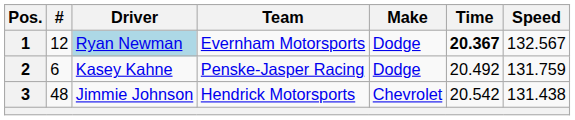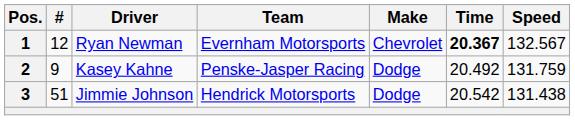(129, 43) lightblue background -> (129, 43) no background
(397, 43) Dodge -> (408, 43) Chevrolet
(55, 69) 6 -> (55, 69) 9
(59, 95) 48 -> (59, 95) 51
(408, 95) Chevrolet -> (397, 95) Dodge
